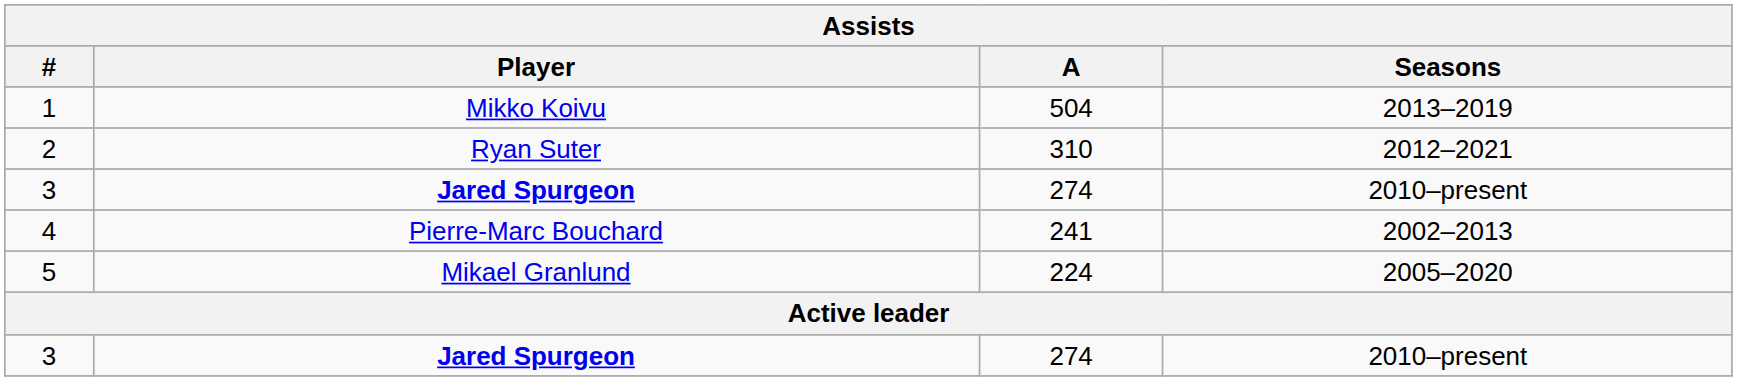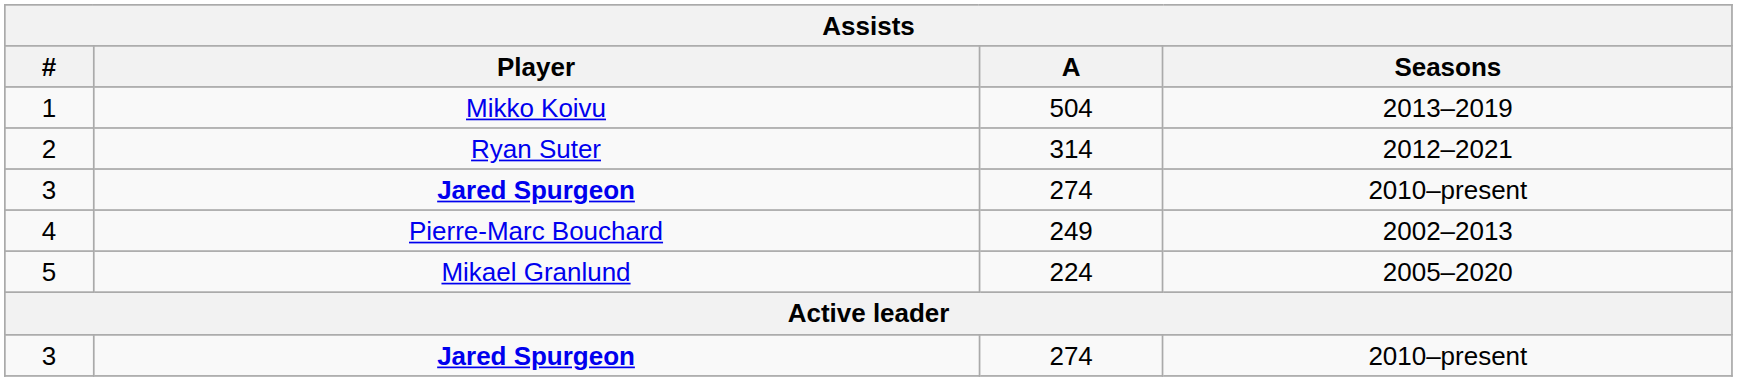(1071, 149) 310 -> (1071, 149) 314
(1071, 231) 241 -> (1071, 231) 249
